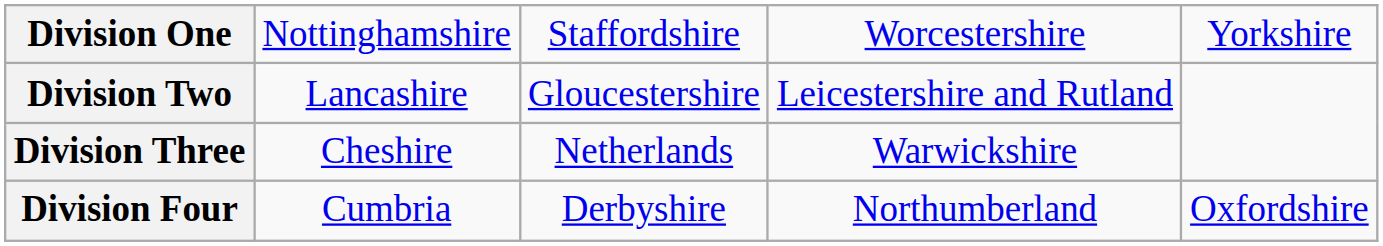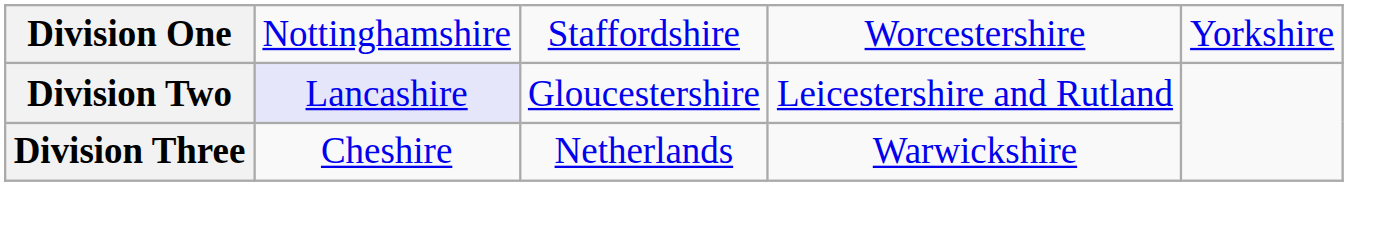(387, 92) no background -> (387, 92) lavender background
- row: (130, 209)
